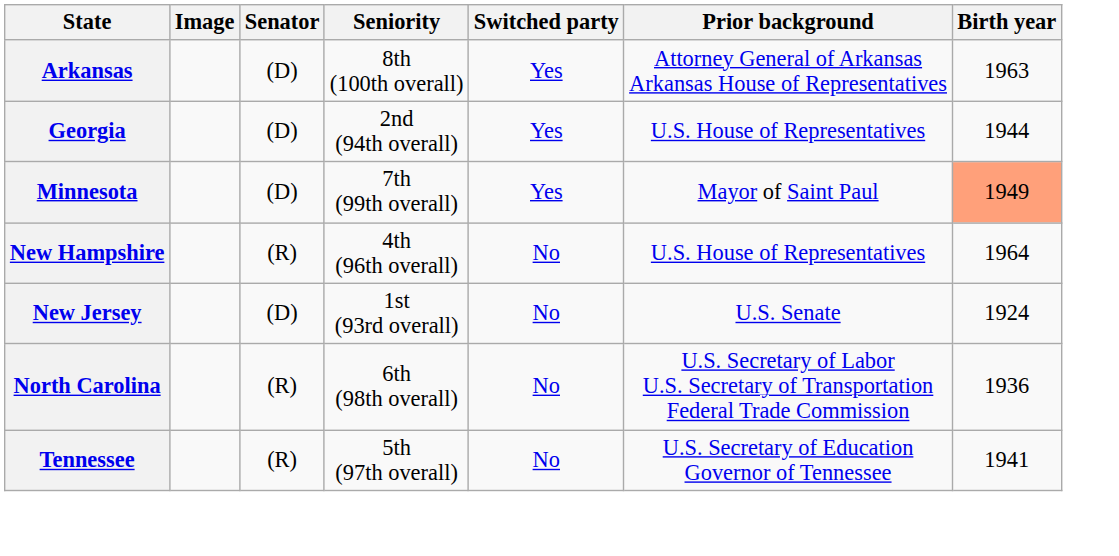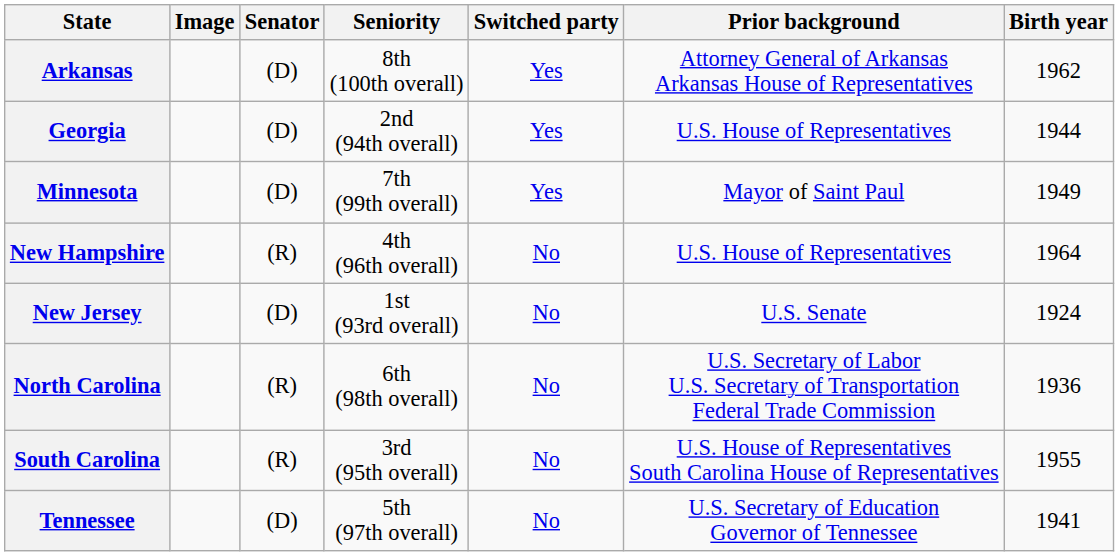(1007, 70) 1963 -> (1058, 70) 1962
(1007, 191) lightsalmon background -> (1058, 191) no background
+ row: (87, 459)
(282, 459) (R) -> (282, 520) (D)
